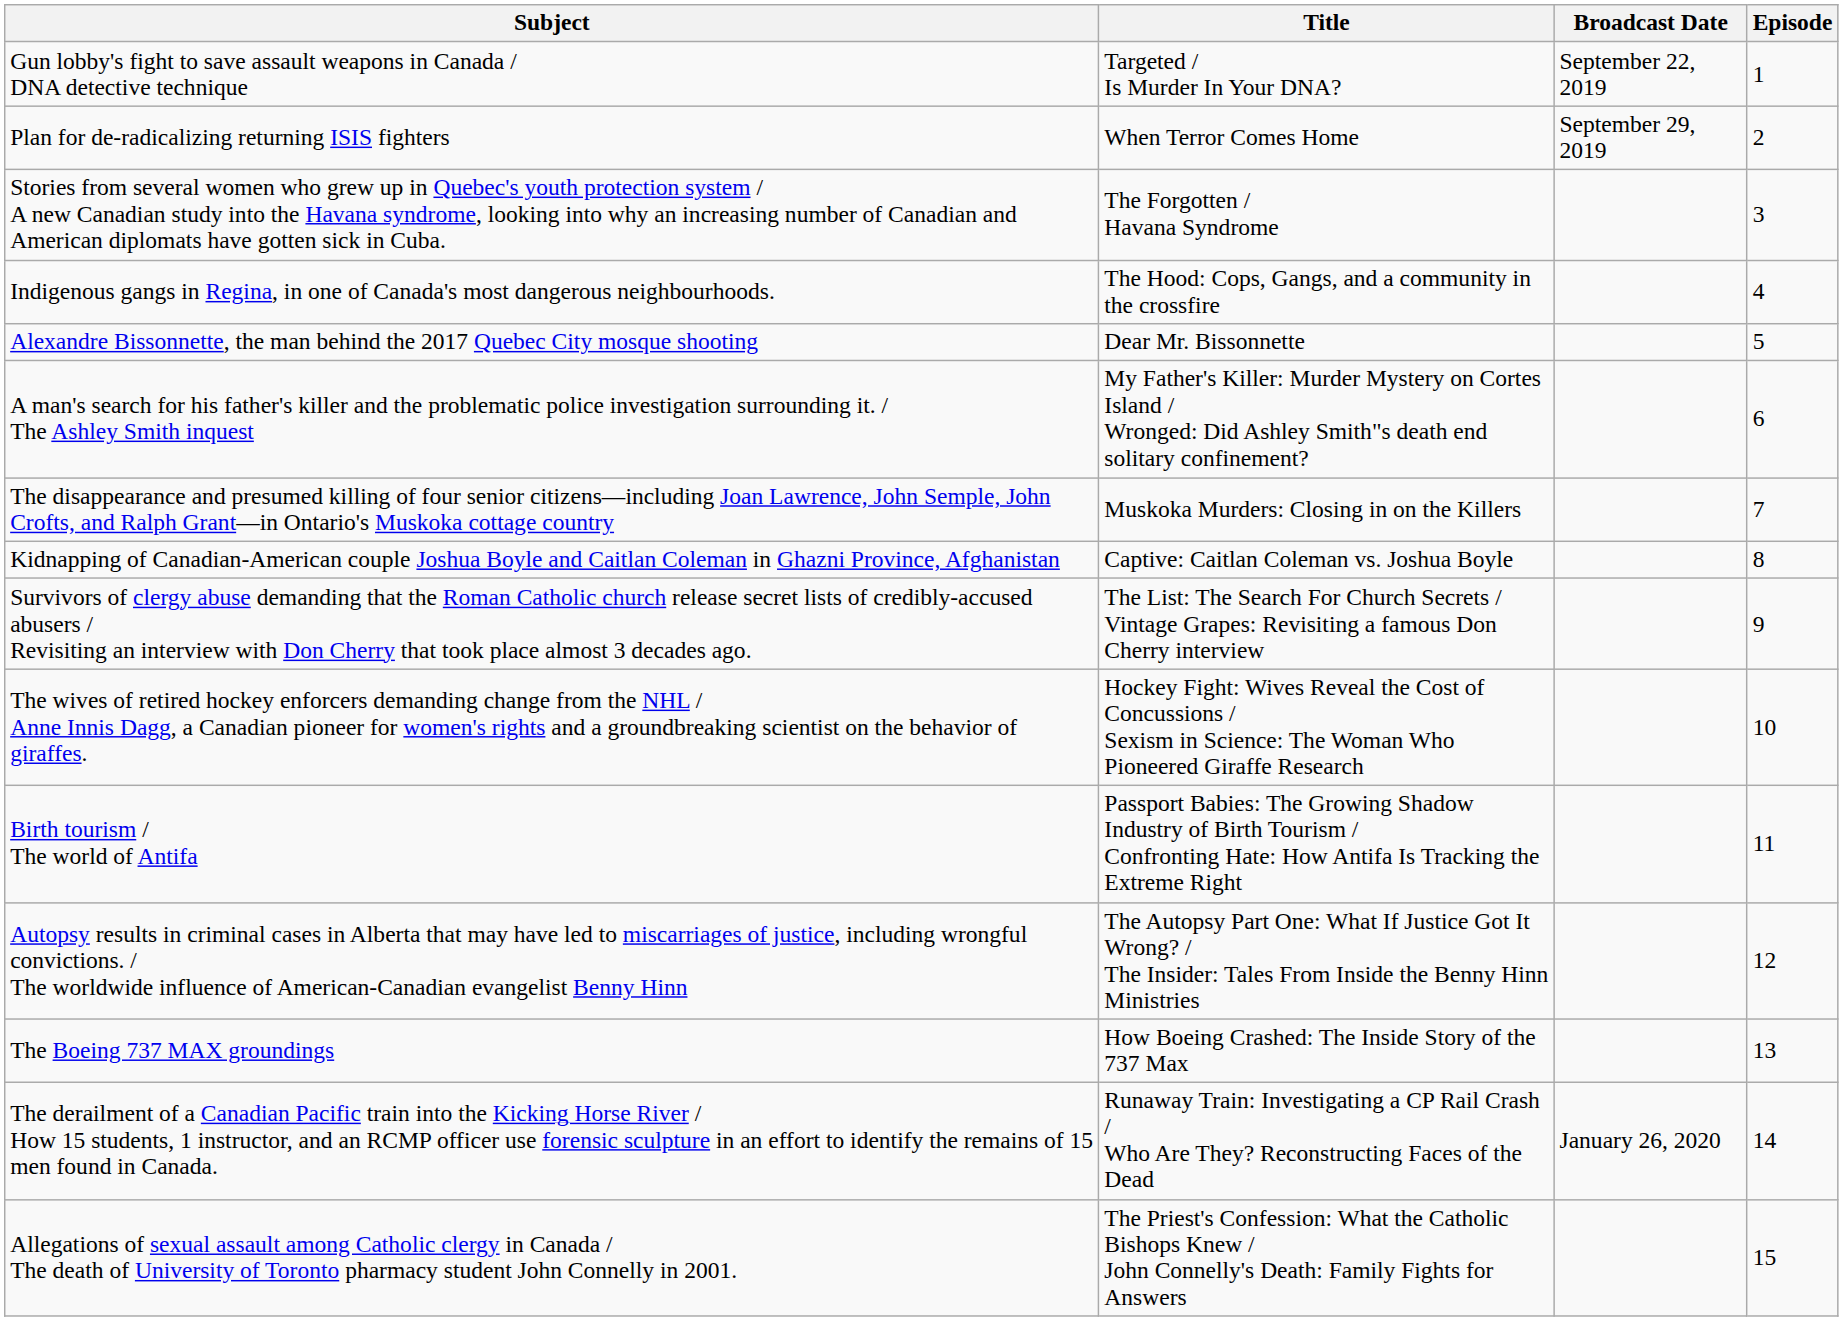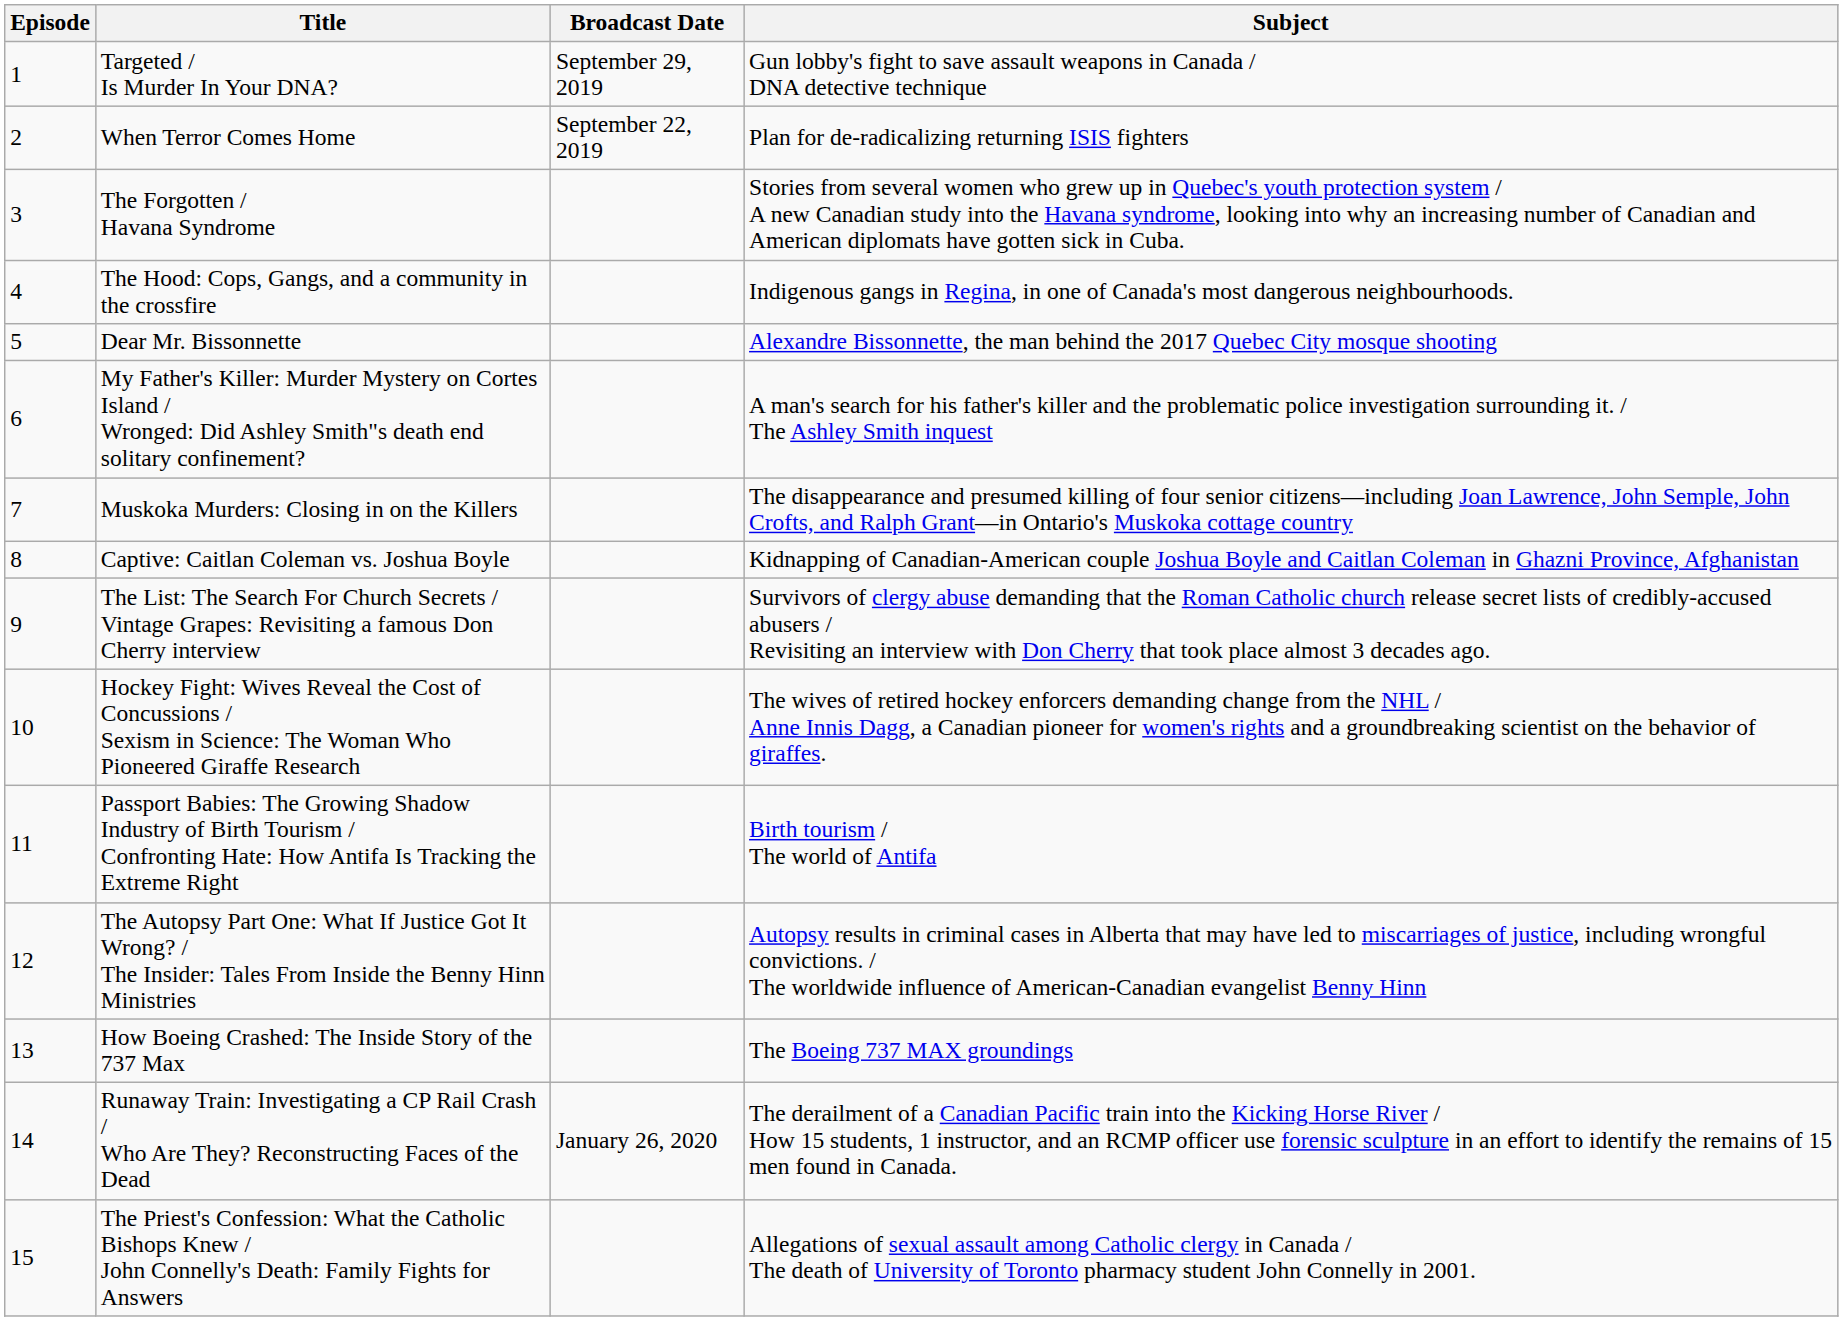columns swapped: (1793, 23) <-> (552, 23)
(1627, 73) September 22, 2019 -> (624, 73) September 29, 2019
(1627, 137) September 29, 2019 -> (624, 137) September 22, 2019
